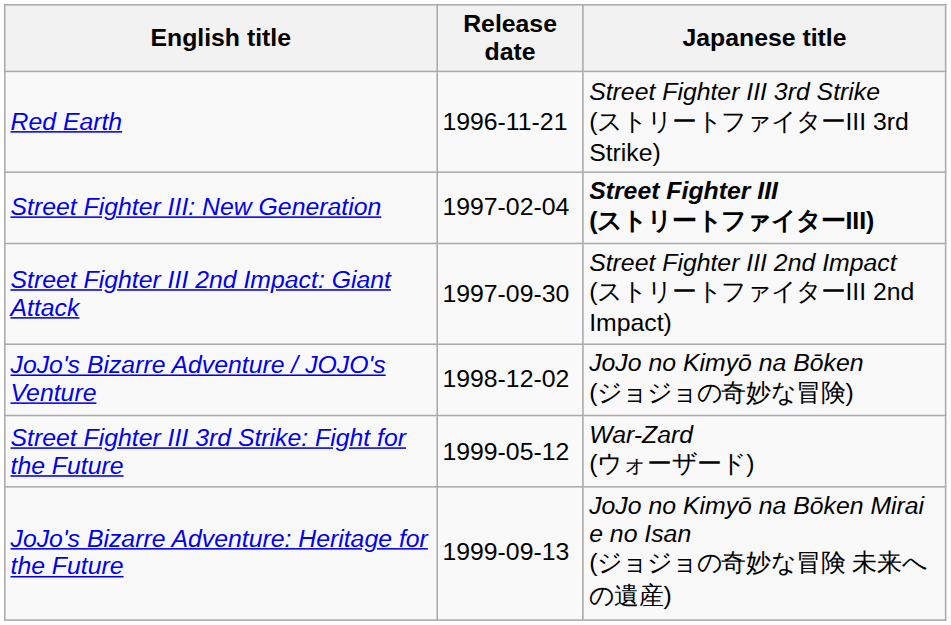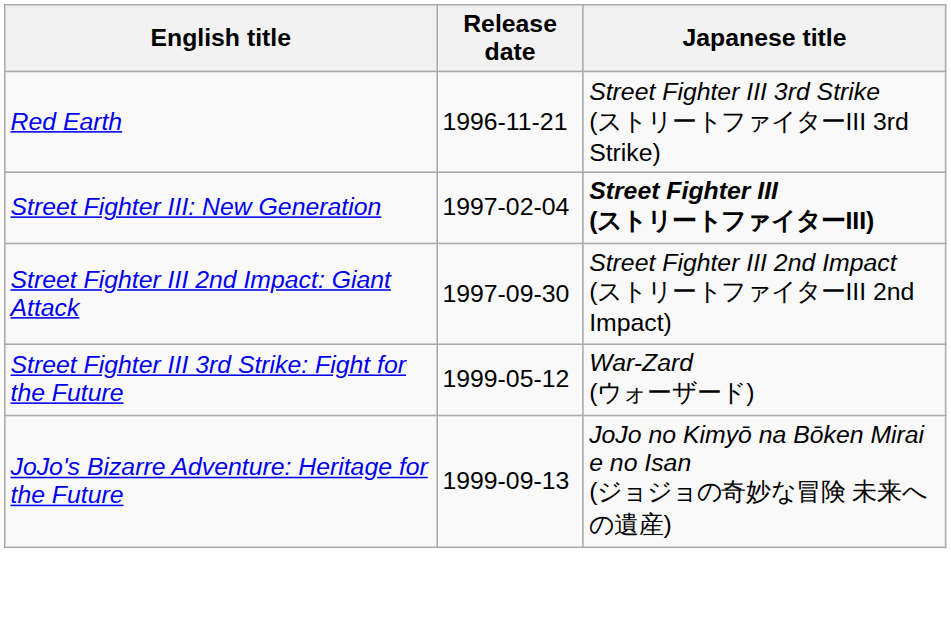- row: (198, 379)
